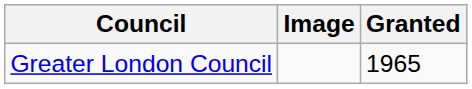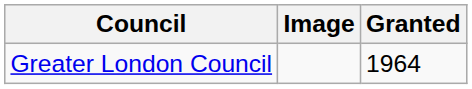(393, 63) 1965 -> (393, 63) 1964
